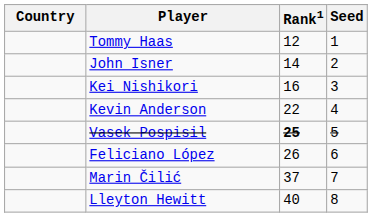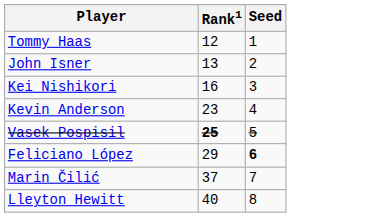- column: (45, 18)
(292, 65) 14 -> (210, 65) 13
(292, 110) 22 -> (210, 110) 23
(292, 155) 26 -> (210, 155) 29
(334, 155) normal -> (253, 155) bold
